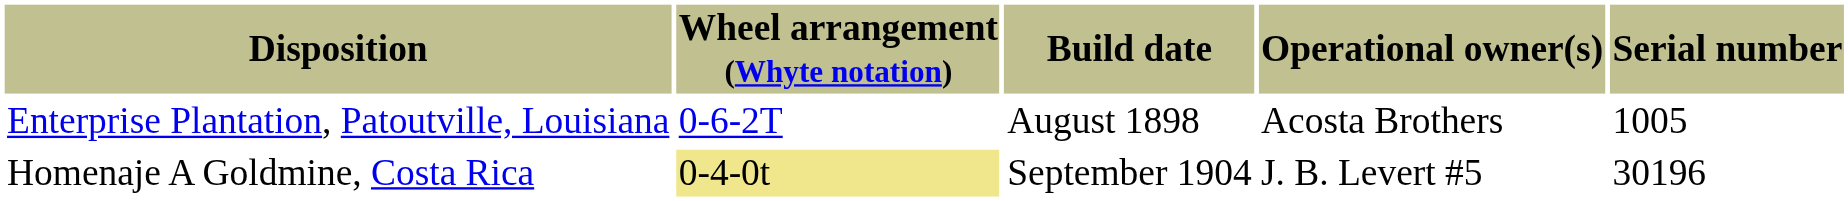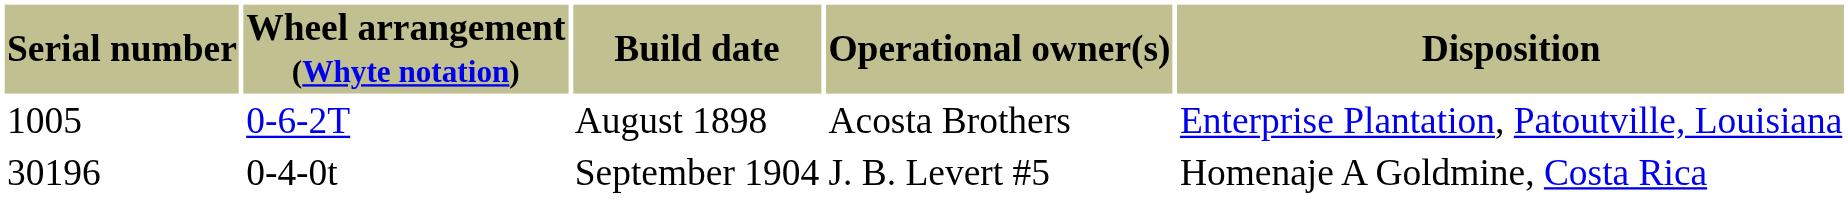columns swapped: (1727, 48) <-> (338, 48)
(725, 172) khaki background -> (292, 172) no background
